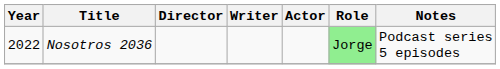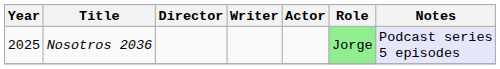(24, 45) 2022 -> (24, 45) 2025
(436, 45) no background -> (436, 45) lavender background
